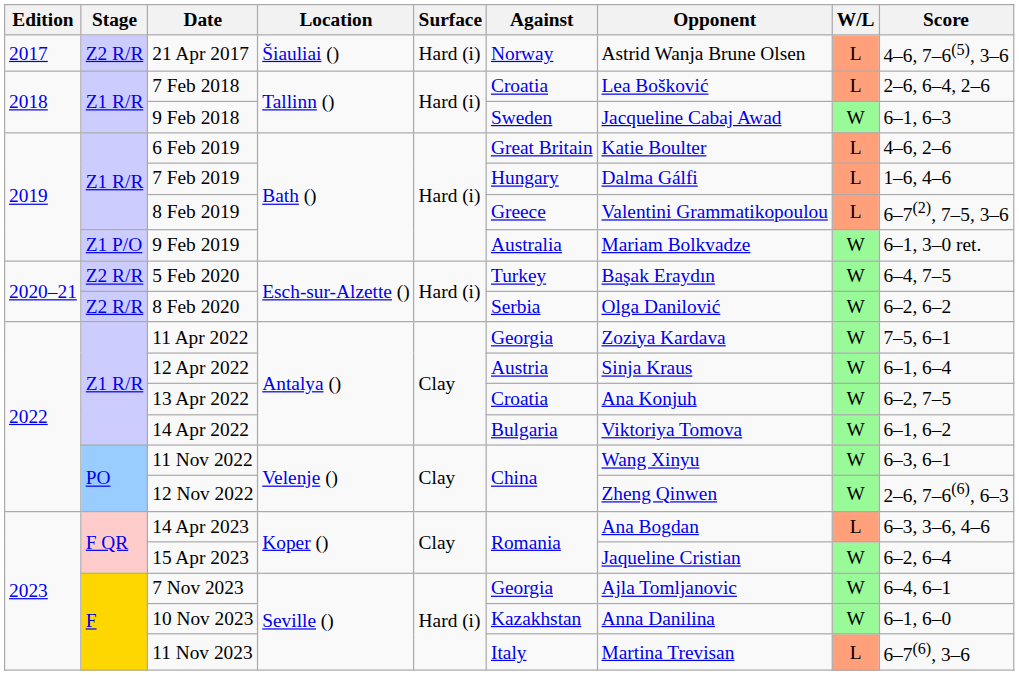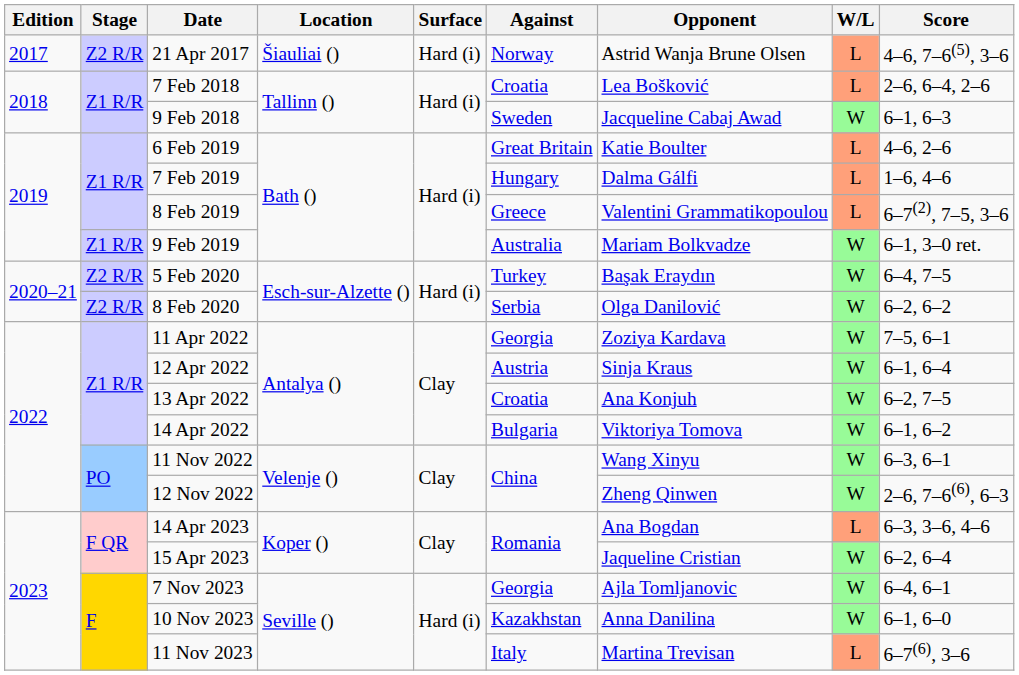(114, 245) Z1 P/O -> (115, 245) Z1 R/R
